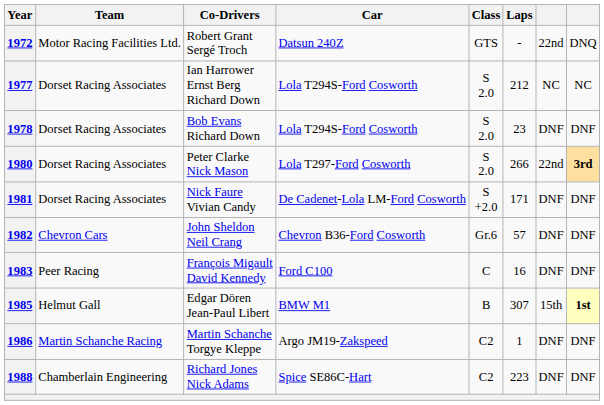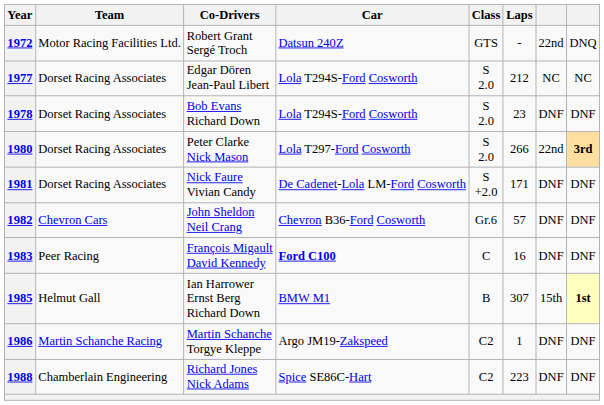(223, 86) Ian Harrower Ernst Berg Richard Down -> (228, 78) Edgar Dören Jean-Paul Libert
(305, 270) normal -> (307, 255) bold
(228, 306) Edgar Dören Jean-Paul Libert -> (223, 298) Ian Harrower Ernst Berg Richard Down
